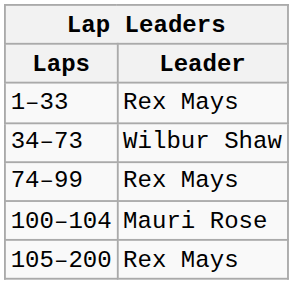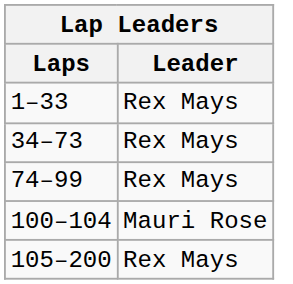(203, 142) Wilbur Shaw -> (181, 142) Rex Mays
